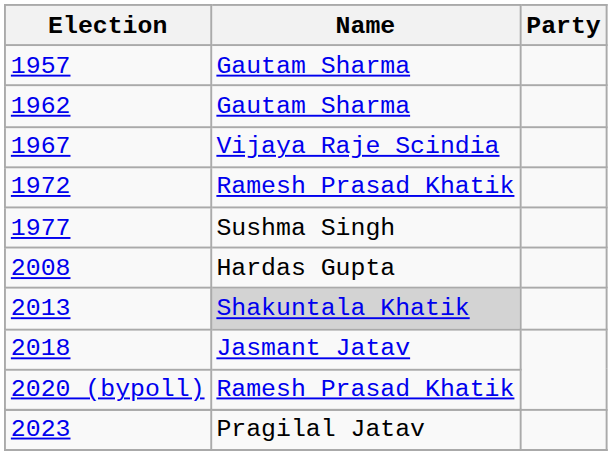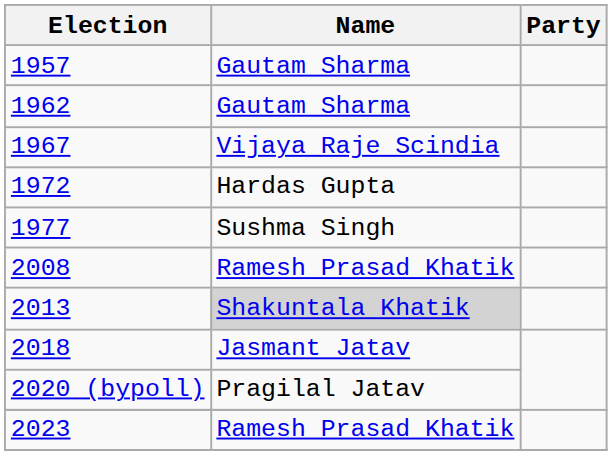(365, 187) Ramesh Prasad Khatik -> (306, 187) Hardas Gupta
(306, 268) Hardas Gupta -> (365, 268) Ramesh Prasad Khatik
(365, 389) Ramesh Prasad Khatik -> (321, 389) Pragilal Jatav
(321, 430) Pragilal Jatav -> (365, 430) Ramesh Prasad Khatik
